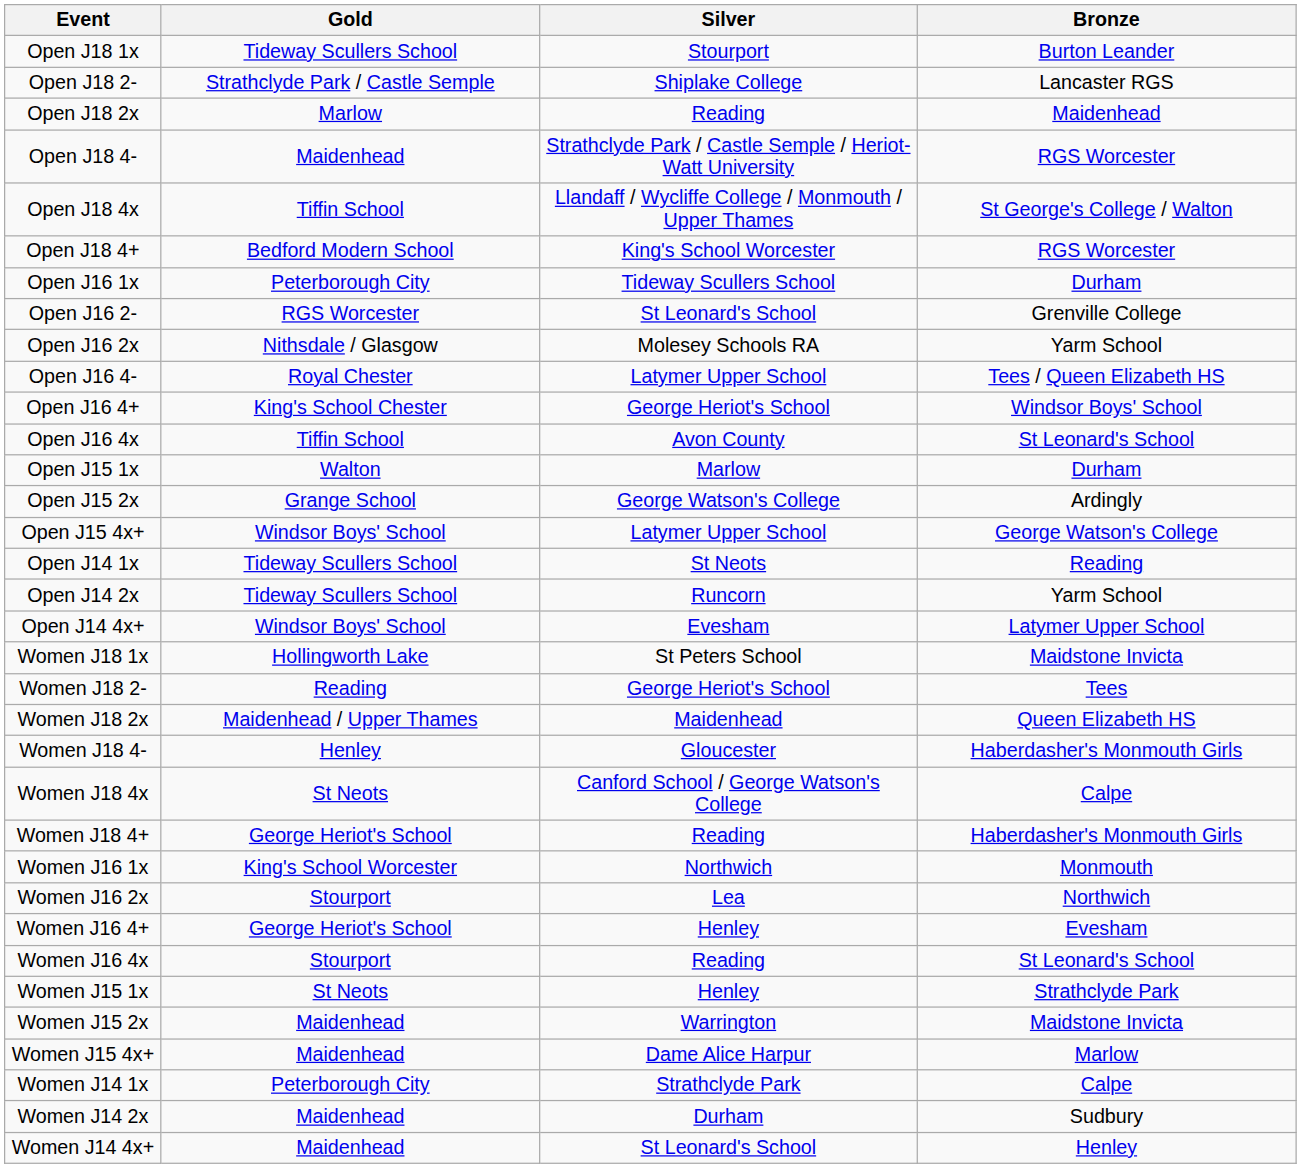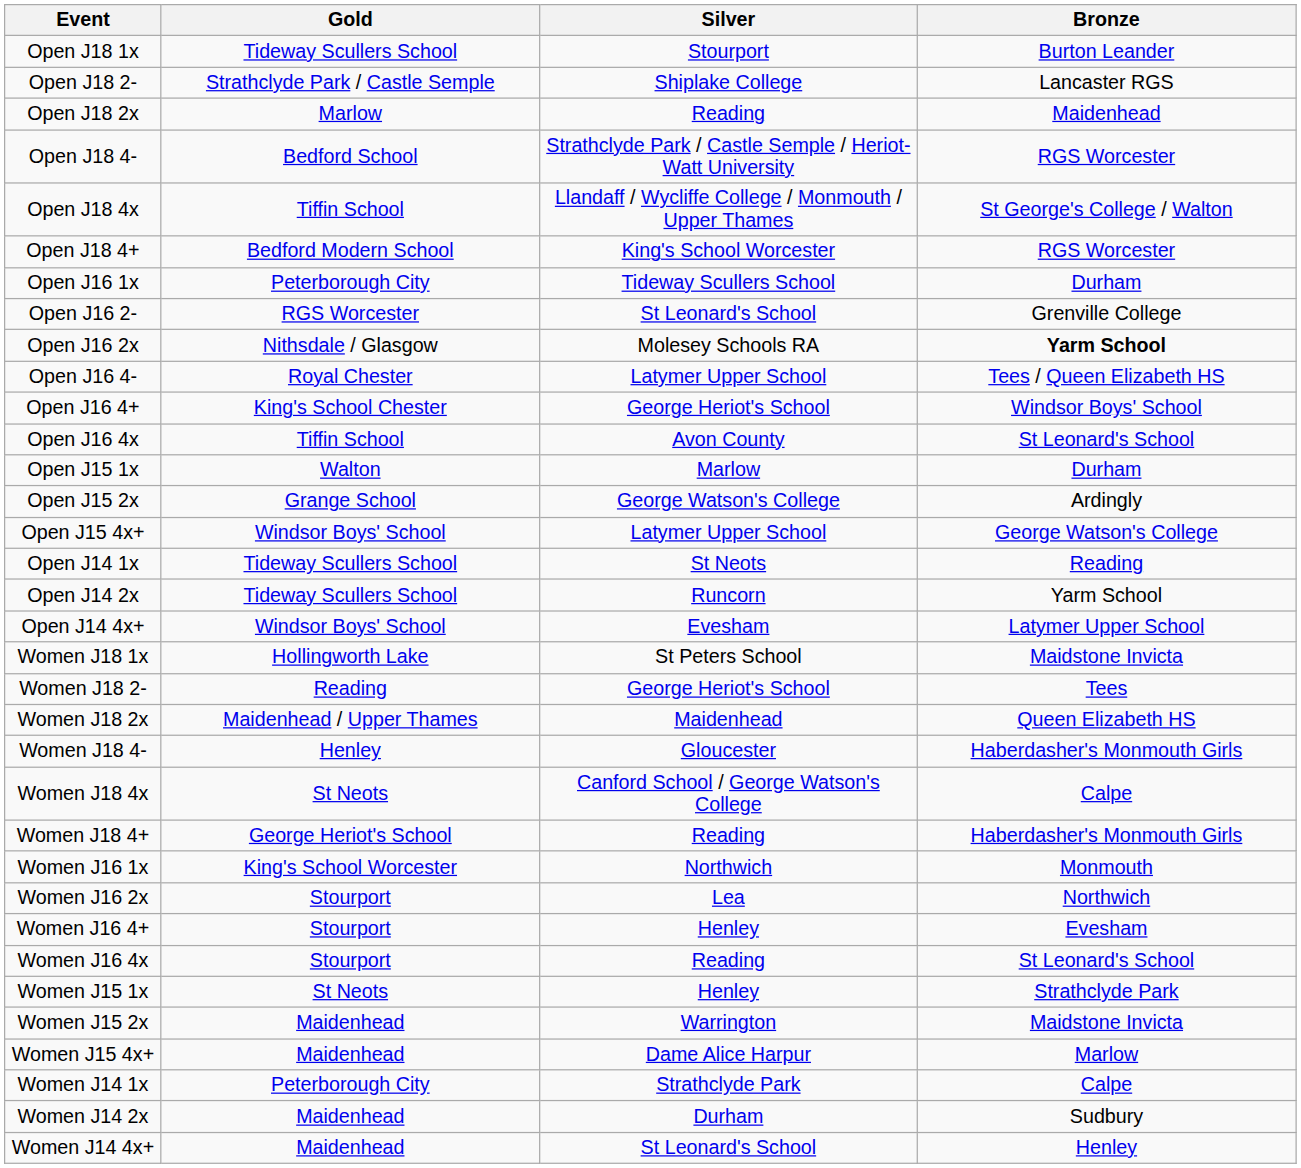(350, 156) Maidenhead -> (350, 156) Bedford School
(1106, 345) normal -> (1106, 345) bold
(350, 929) George Heriot's School -> (350, 929) Stourport
